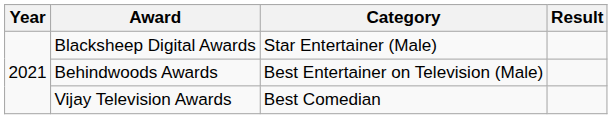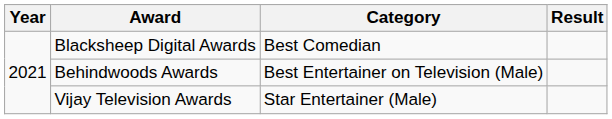(350, 45) Star Entertainer (Male) -> (322, 45) Best Comedian
(322, 99) Best Comedian -> (350, 99) Star Entertainer (Male)
